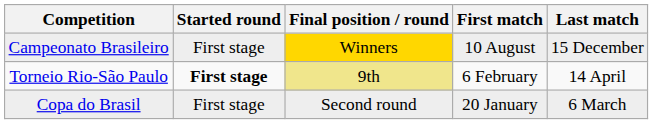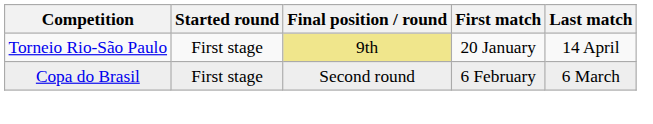- row: (89, 47)
(229, 76) bold -> (227, 47) normal
(500, 76) 6 February -> (498, 47) 20 January
(500, 104) 20 January -> (498, 76) 6 February
